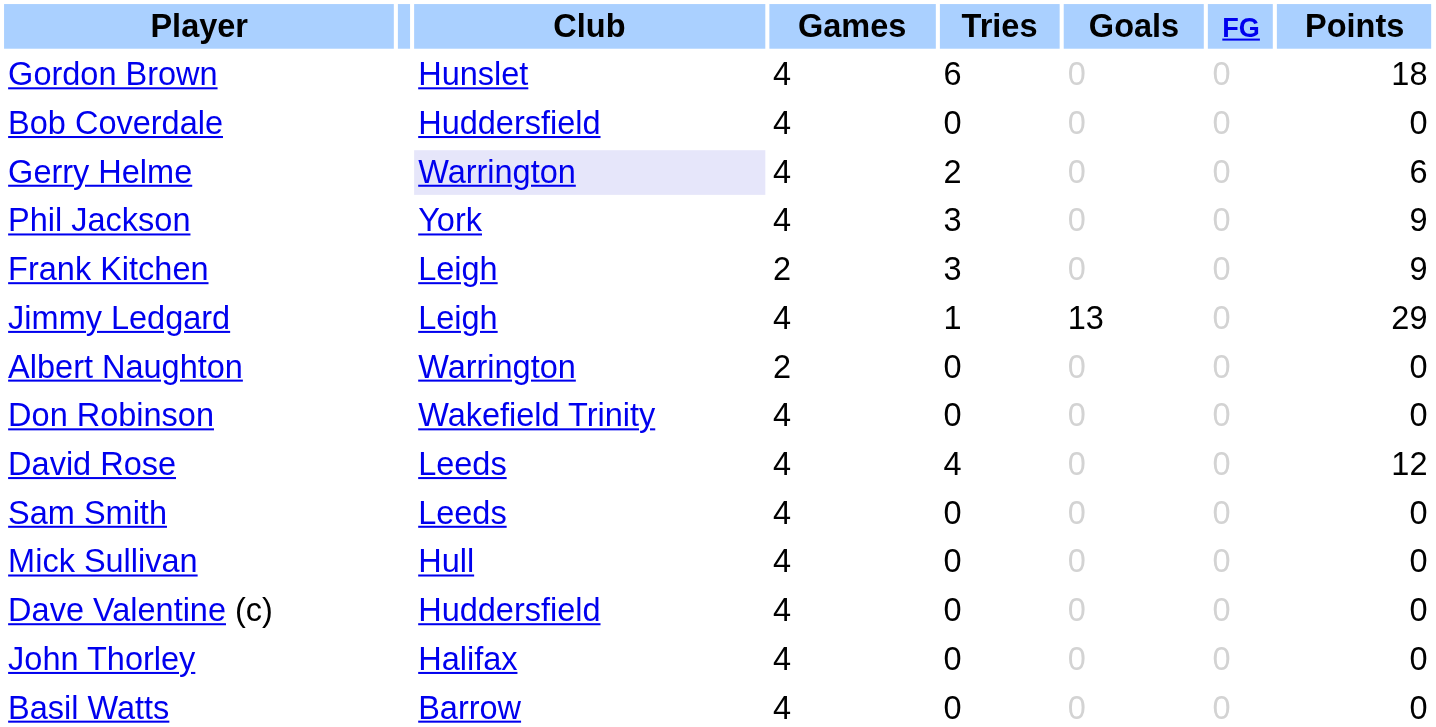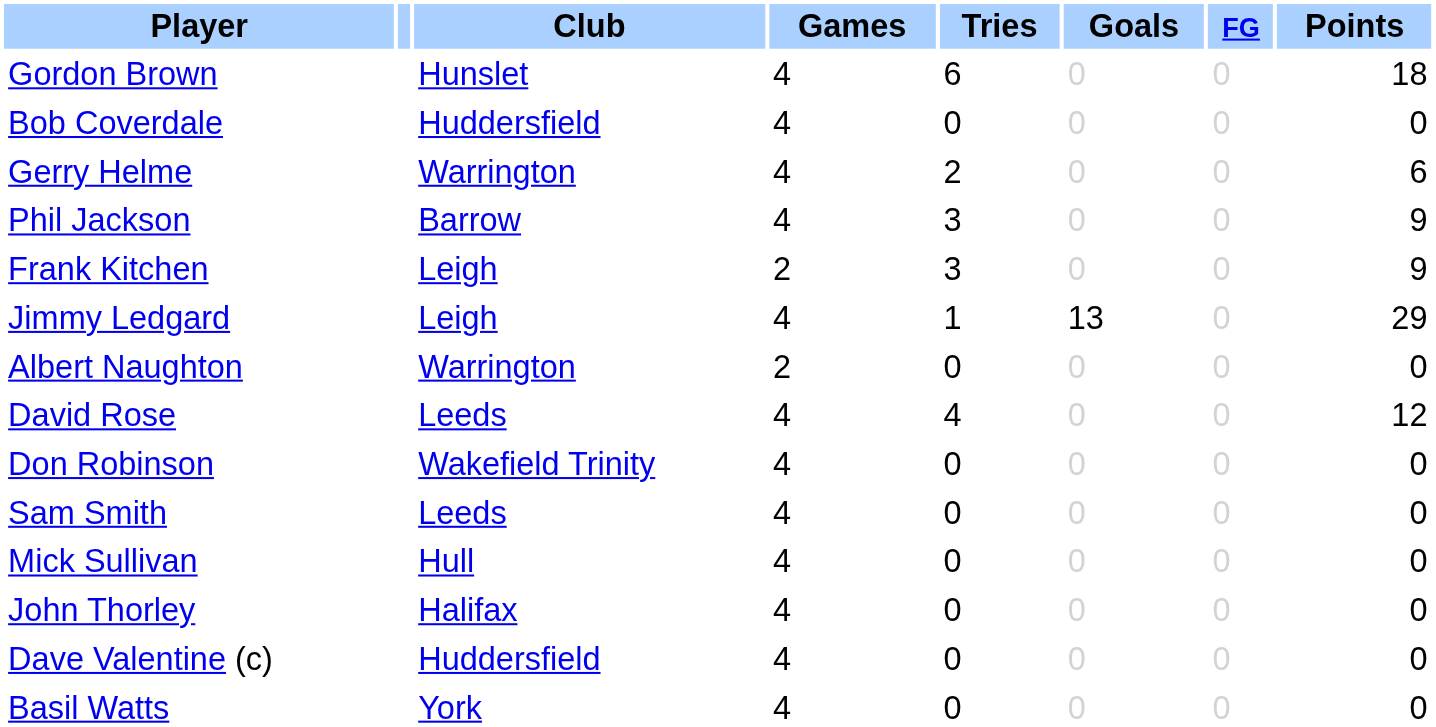(497, 172) lavender background -> (497, 172) no background
(450, 220) York -> (470, 220) Barrow
rows swapped: (111, 415) <-> (92, 464)
rows swapped: (102, 659) <-> (141, 610)
(470, 707) Barrow -> (450, 707) York
